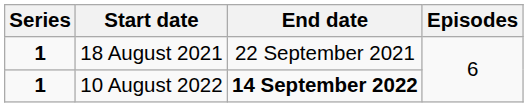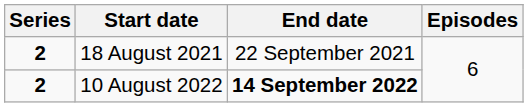(40, 53) 1 -> (40, 53) 2
(40, 85) 1 -> (40, 85) 2
